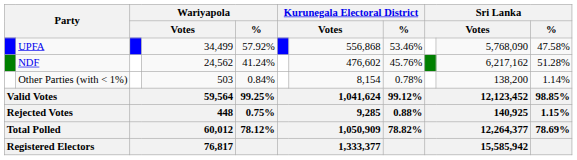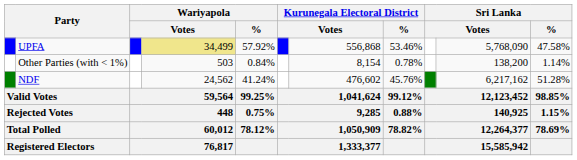(219, 46) no background -> (219, 46) khaki background
rows swapped: (29, 63) <-> (73, 79)
